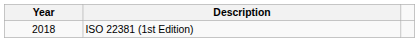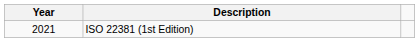(44, 29) 2018 -> (44, 29) 2021
